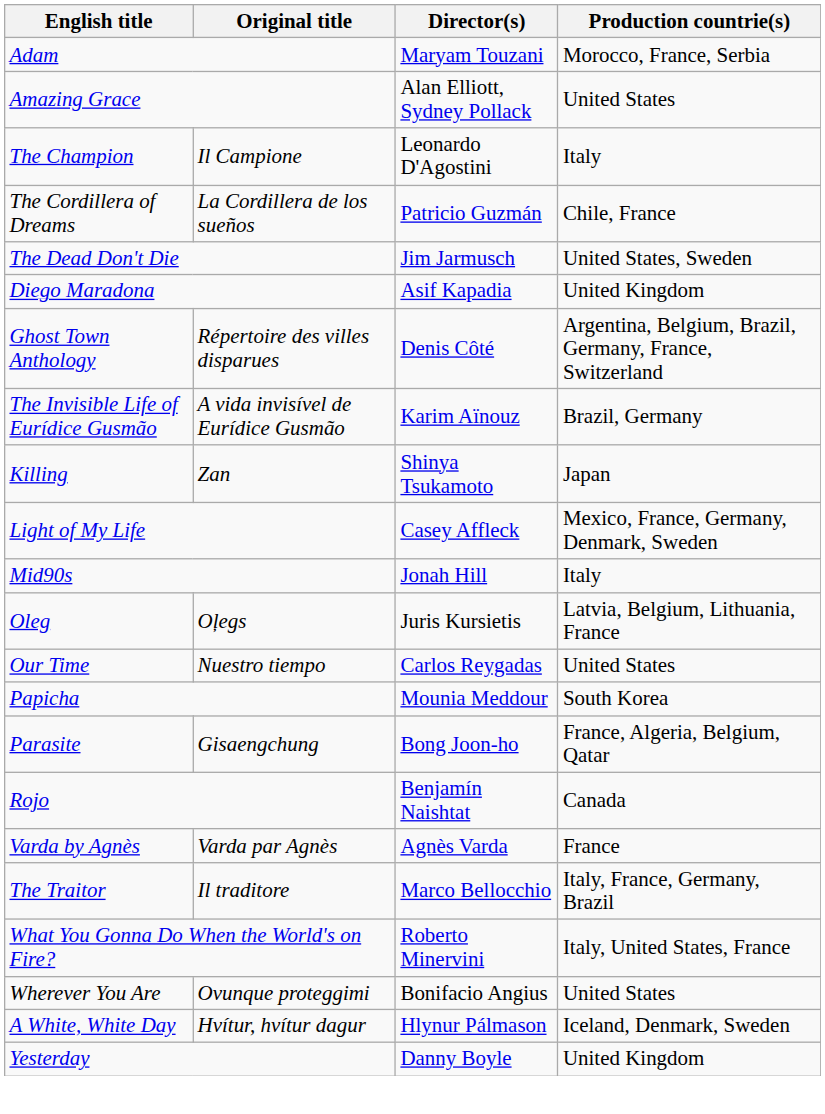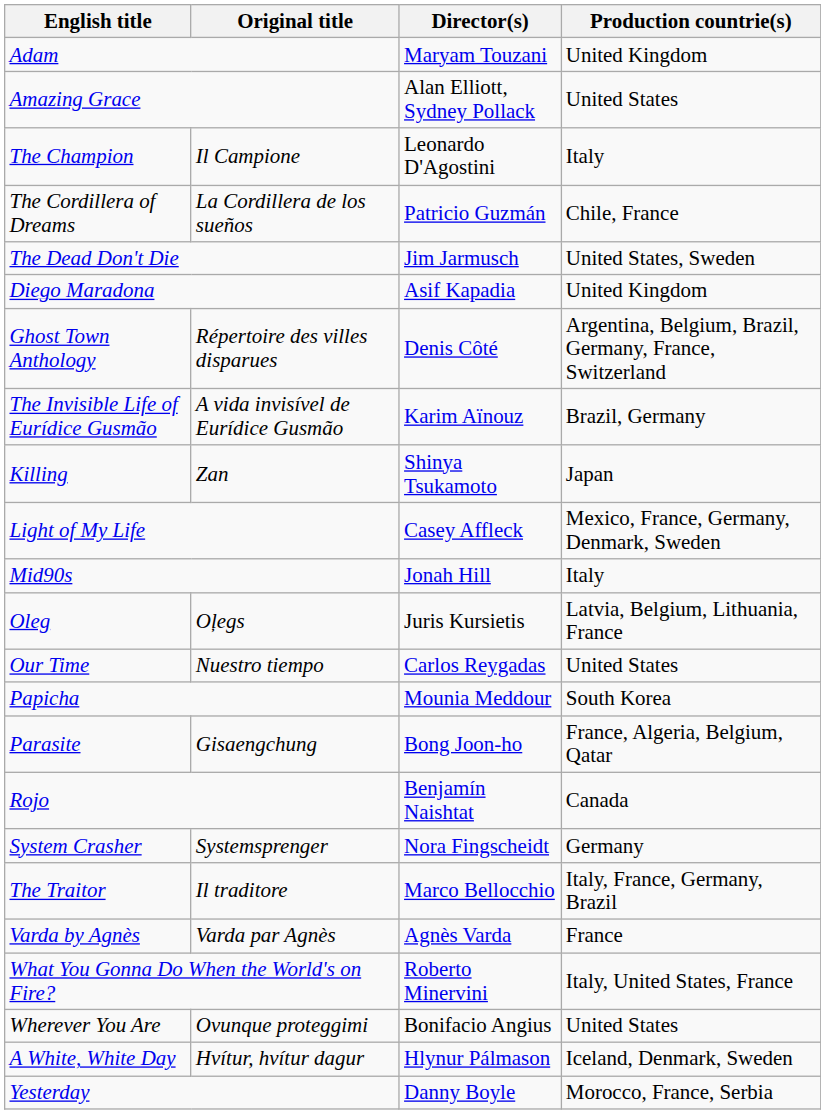(666, 54) Morocco, France, Serbia -> (637, 54) United Kingdom
+ row: (76, 845)
rows swapped: (58, 890) <-> (75, 845)
(634, 1058) United Kingdom -> (669, 1092) Morocco, France, Serbia
